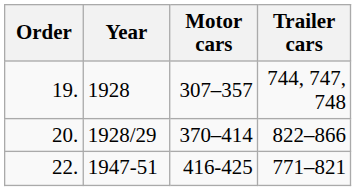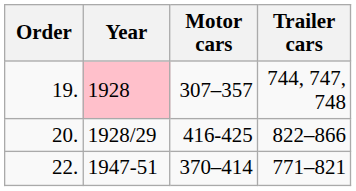(109, 89) no background -> (109, 89) pink background
(216, 134) 370–414 -> (218, 134) 416-425
(218, 168) 416-425 -> (216, 168) 370–414
